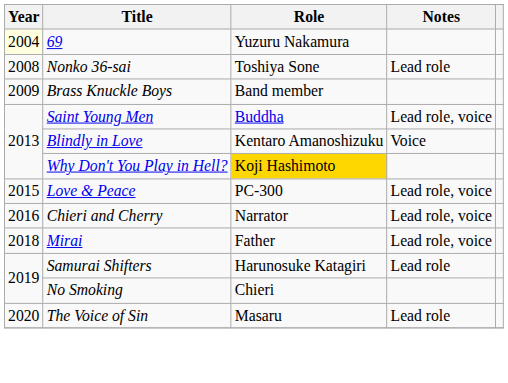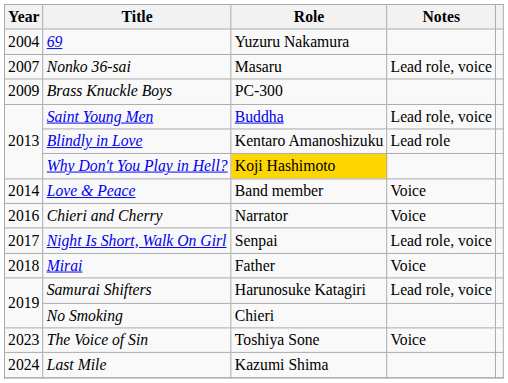(24, 41) lightyellow background -> (24, 41) no background
(24, 66) 2008 -> (24, 66) 2007
(277, 66) Toshiya Sone -> (258, 66) Masaru
(420, 66) Lead role -> (441, 66) Lead role, voice
(279, 91) Band member -> (259, 91) PC-300
(408, 141) Voice -> (420, 141) Lead role
(24, 191) 2015 -> (24, 191) 2014
(259, 191) PC-300 -> (279, 191) Band member
(441, 191) Lead role, voice -> (408, 191) Voice
(441, 215) Lead role, voice -> (408, 215) Voice
+ row: (137, 240)
(441, 240) Lead role, voice -> (408, 265) Voice
(420, 265) Lead role -> (441, 290) Lead role, voice
(24, 315) 2020 -> (24, 340) 2023
(258, 315) Masaru -> (277, 340) Toshiya Sone
(420, 315) Lead role -> (408, 340) Voice
+ row: (77, 365)
